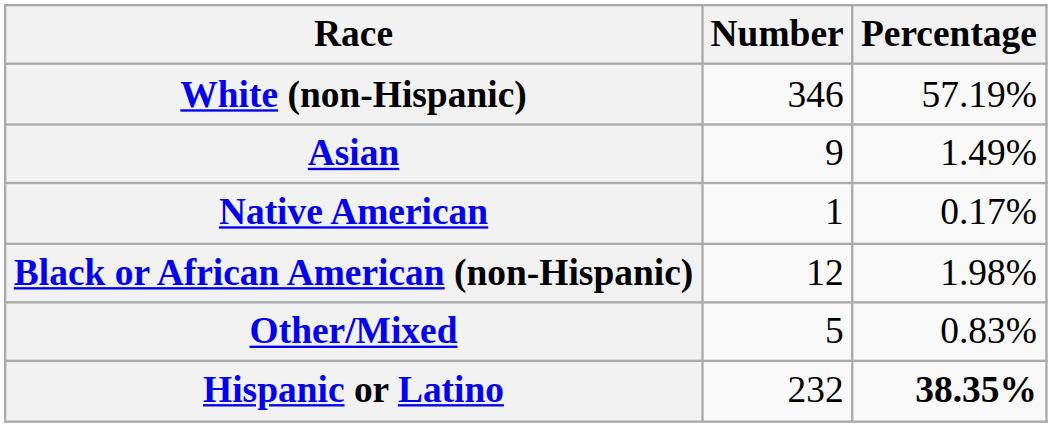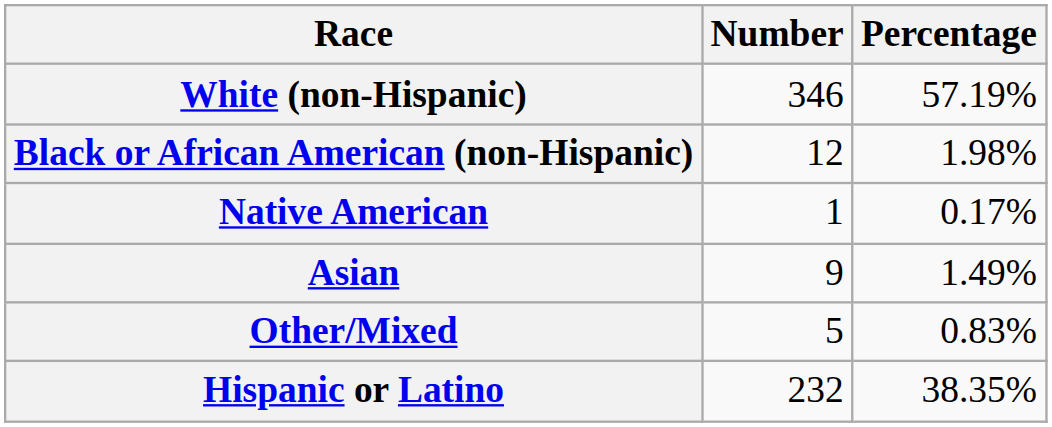rows swapped: (354, 271) <-> (354, 152)
(976, 390) bold -> (979, 390) normal
